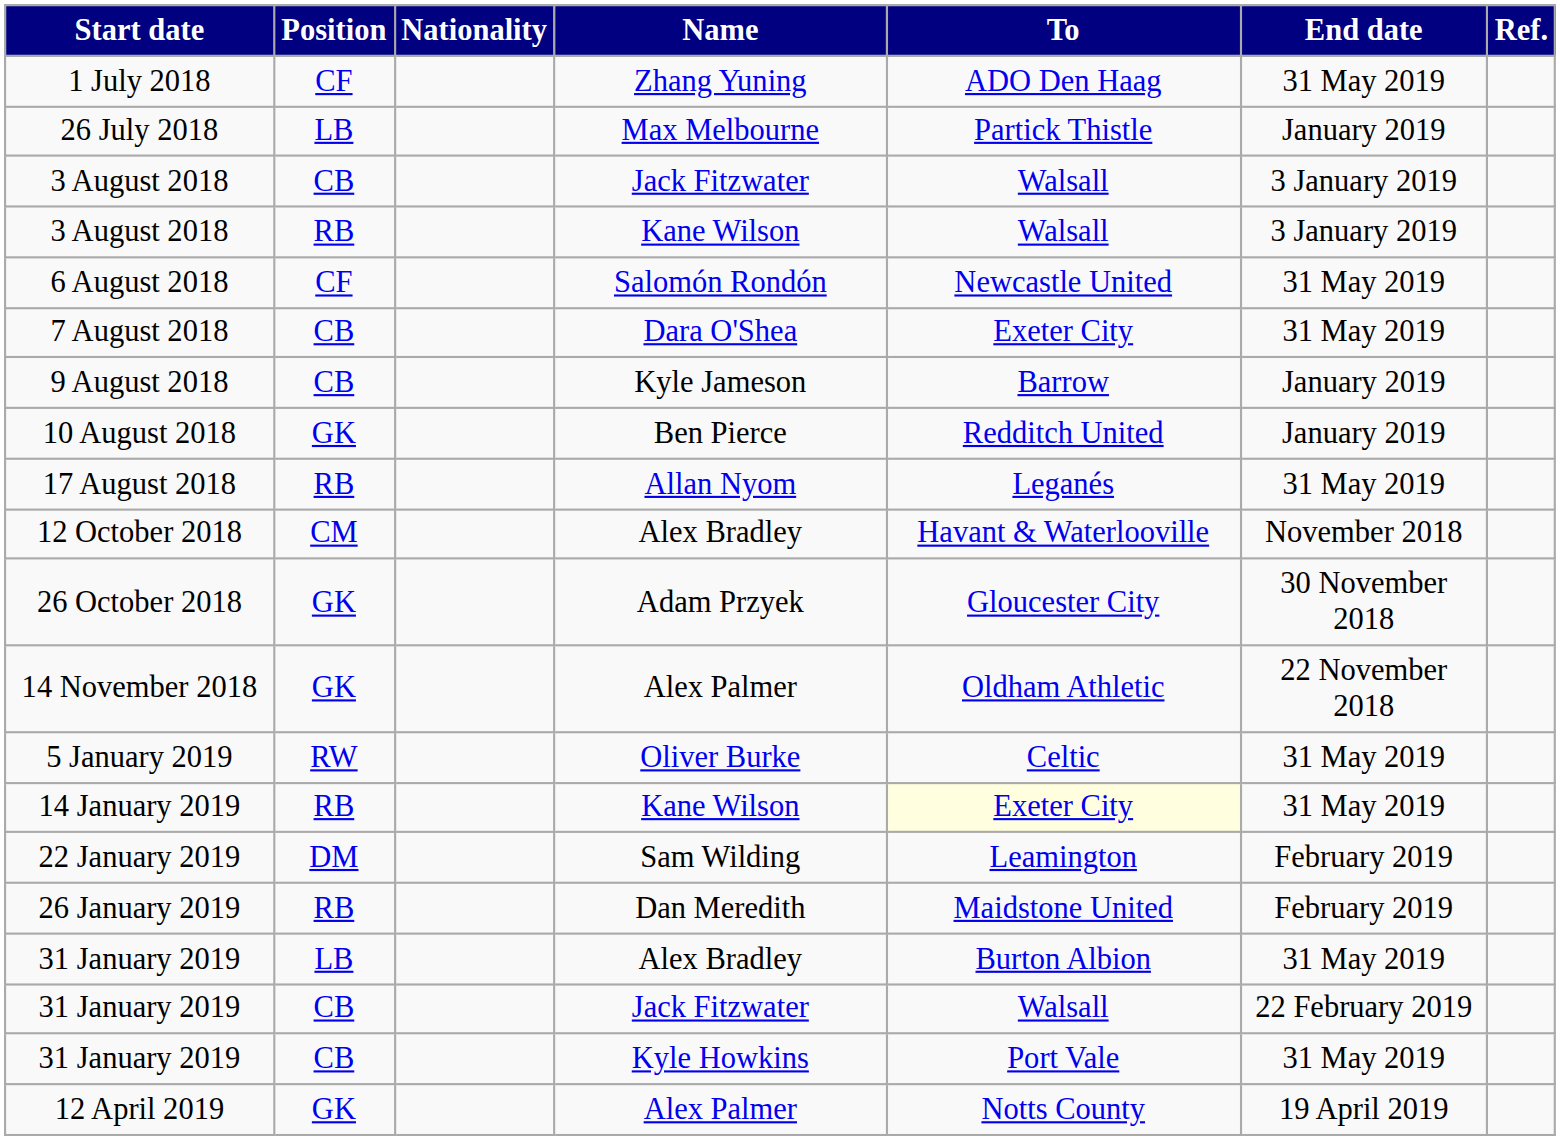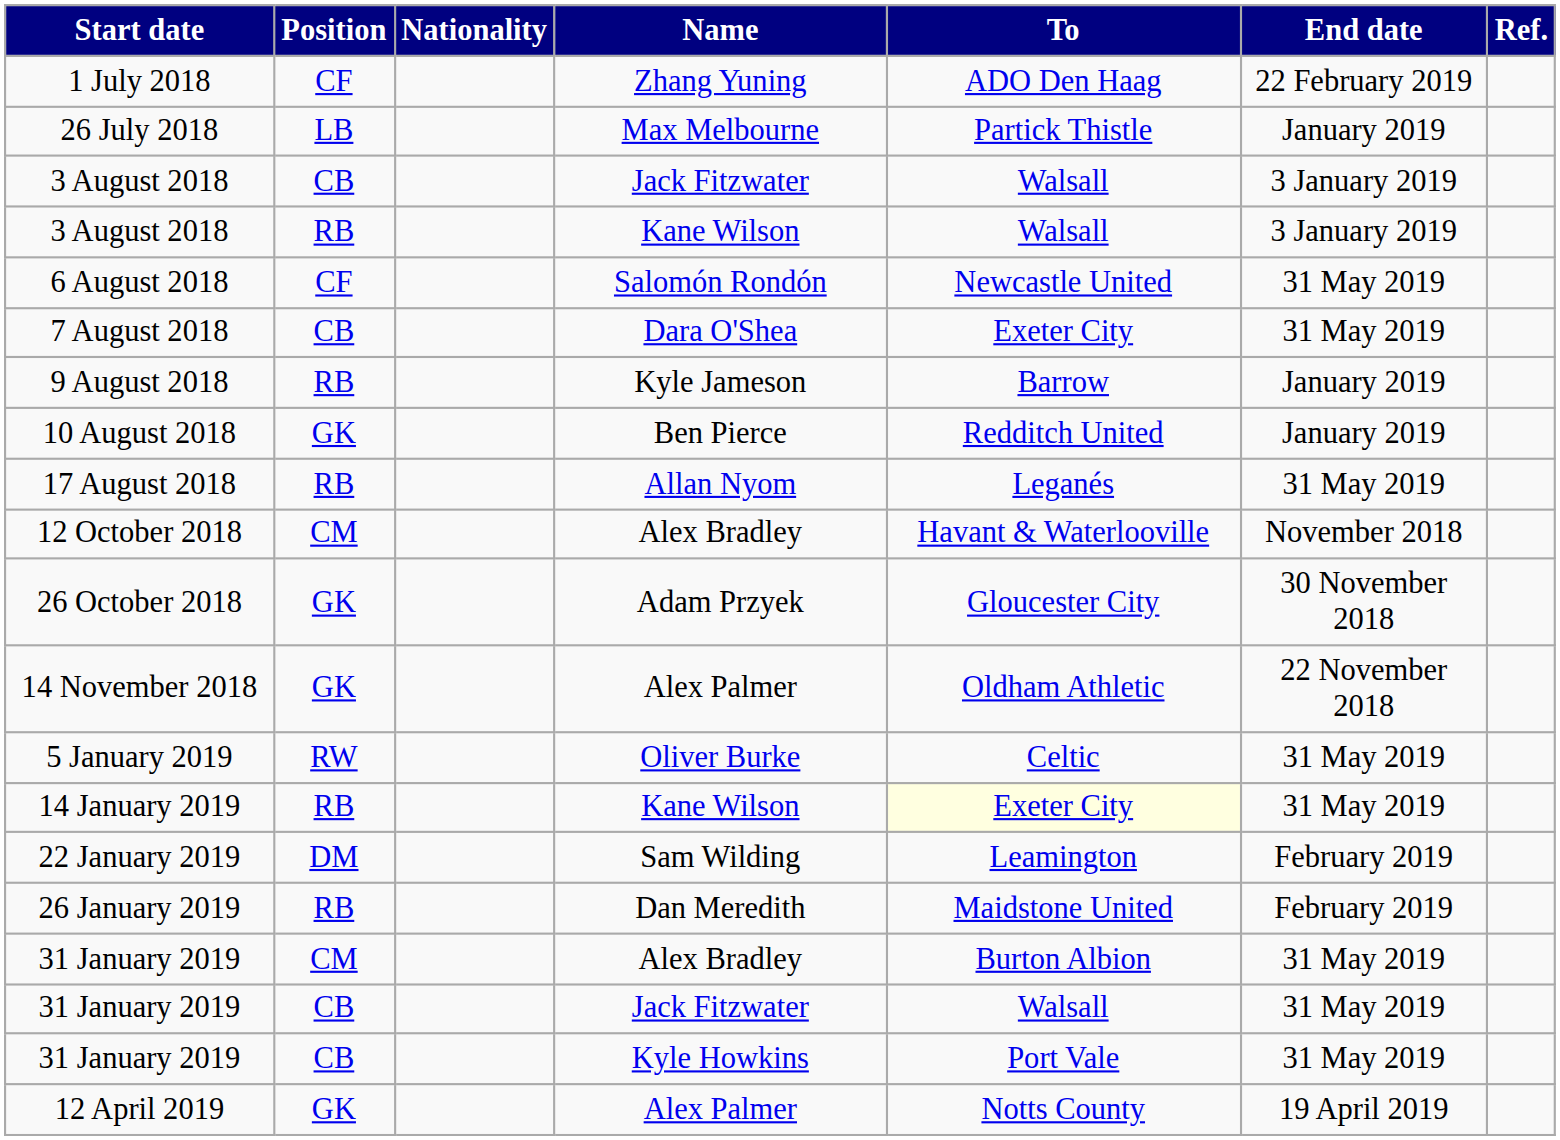(1364, 80) 31 May 2019 -> (1364, 80) 22 February 2019
(334, 382) CB -> (334, 382) RB
(334, 958) LB -> (334, 958) CM
(1364, 1008) 22 February 2019 -> (1364, 1008) 31 May 2019
